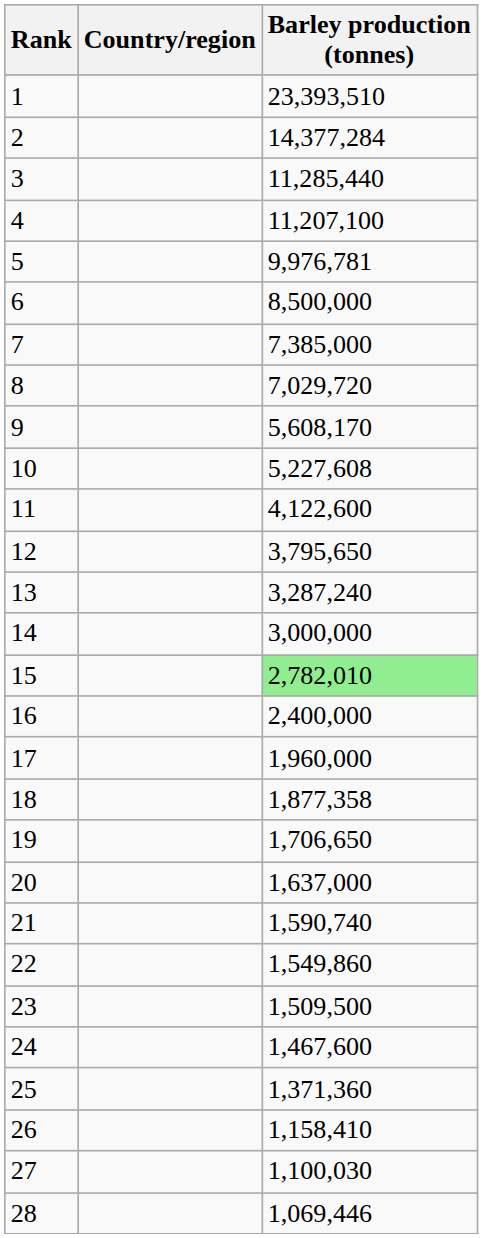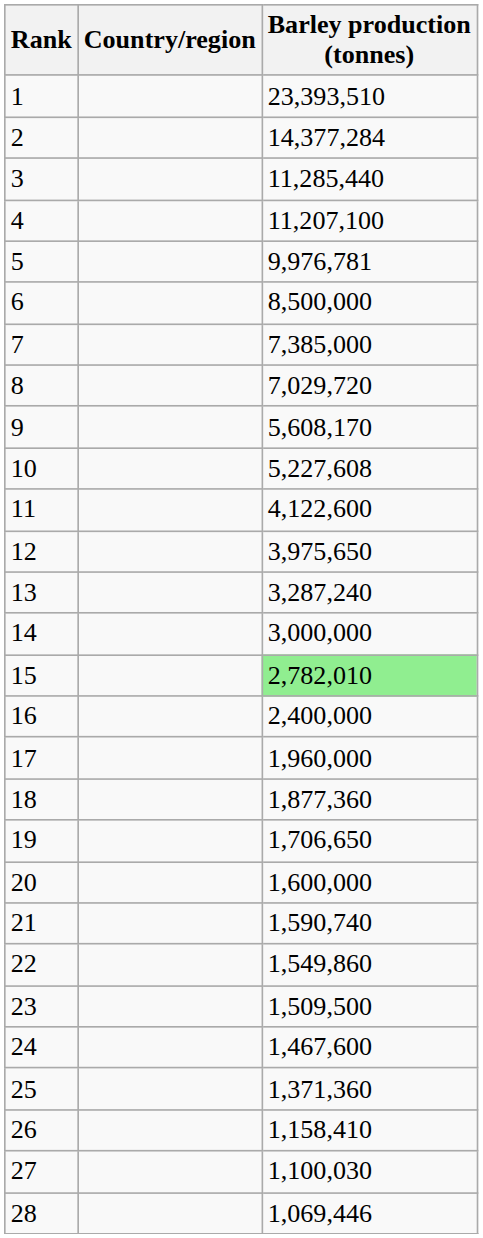(320, 550) 3,795,650 -> (320, 550) 3,975,650
(320, 799) 1,877,358 -> (320, 799) 1,877,360
(320, 881) 1,637,000 -> (320, 881) 1,600,000
